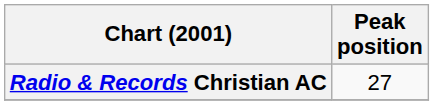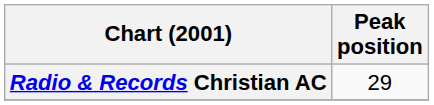(380, 81) 27 -> (380, 81) 29
